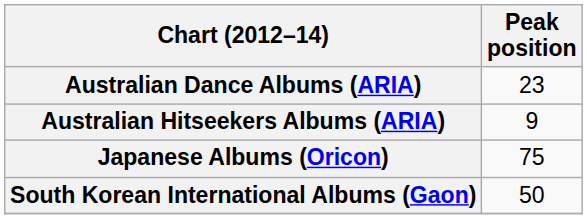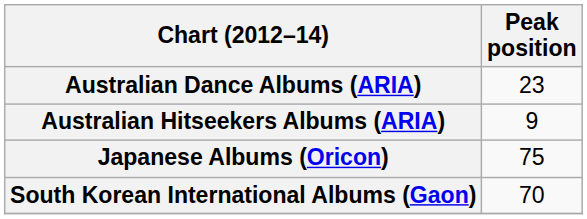(532, 194) 50 -> (532, 194) 70
